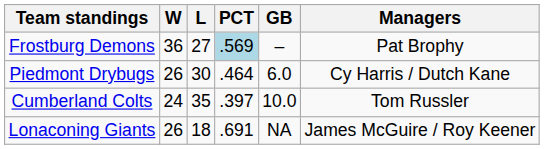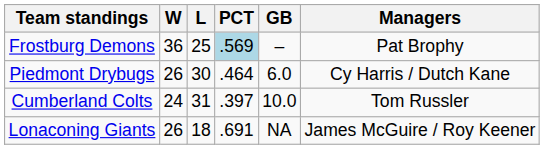(201, 46) 27 -> (201, 46) 25
(201, 102) 35 -> (201, 102) 31
